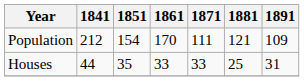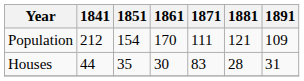(162, 64) 33 -> (162, 64) 30
(199, 64) 33 -> (199, 64) 83
(236, 64) 25 -> (236, 64) 28
